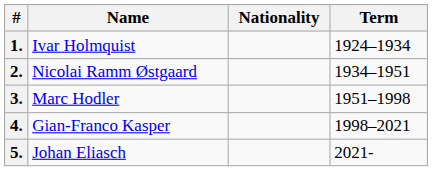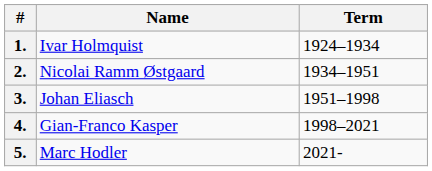- column: (279, 17)
(76, 98) Marc Hodler -> (87, 98) Johan Eliasch
(79, 152) Johan Eliasch -> (83, 152) Marc Hodler
